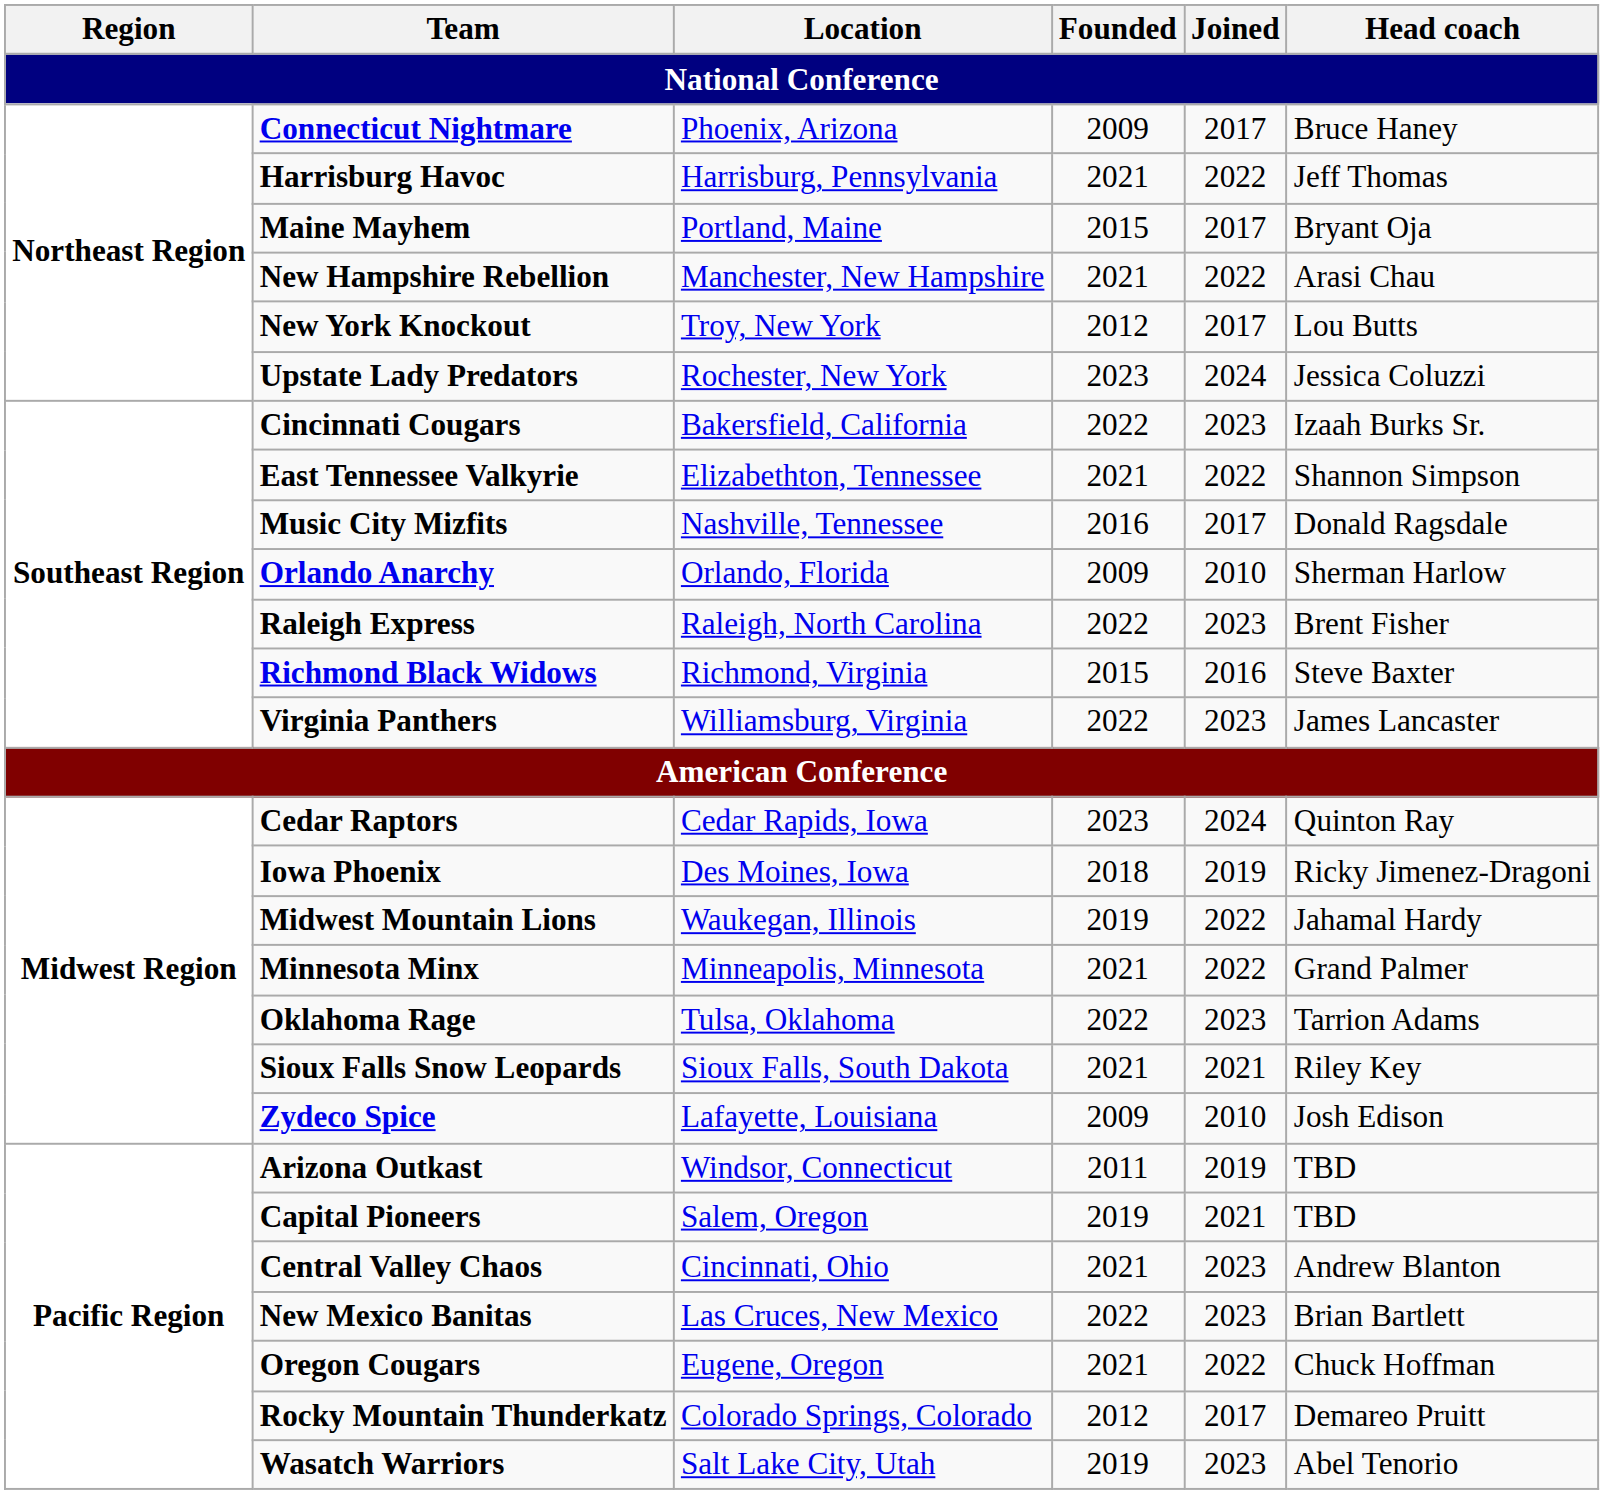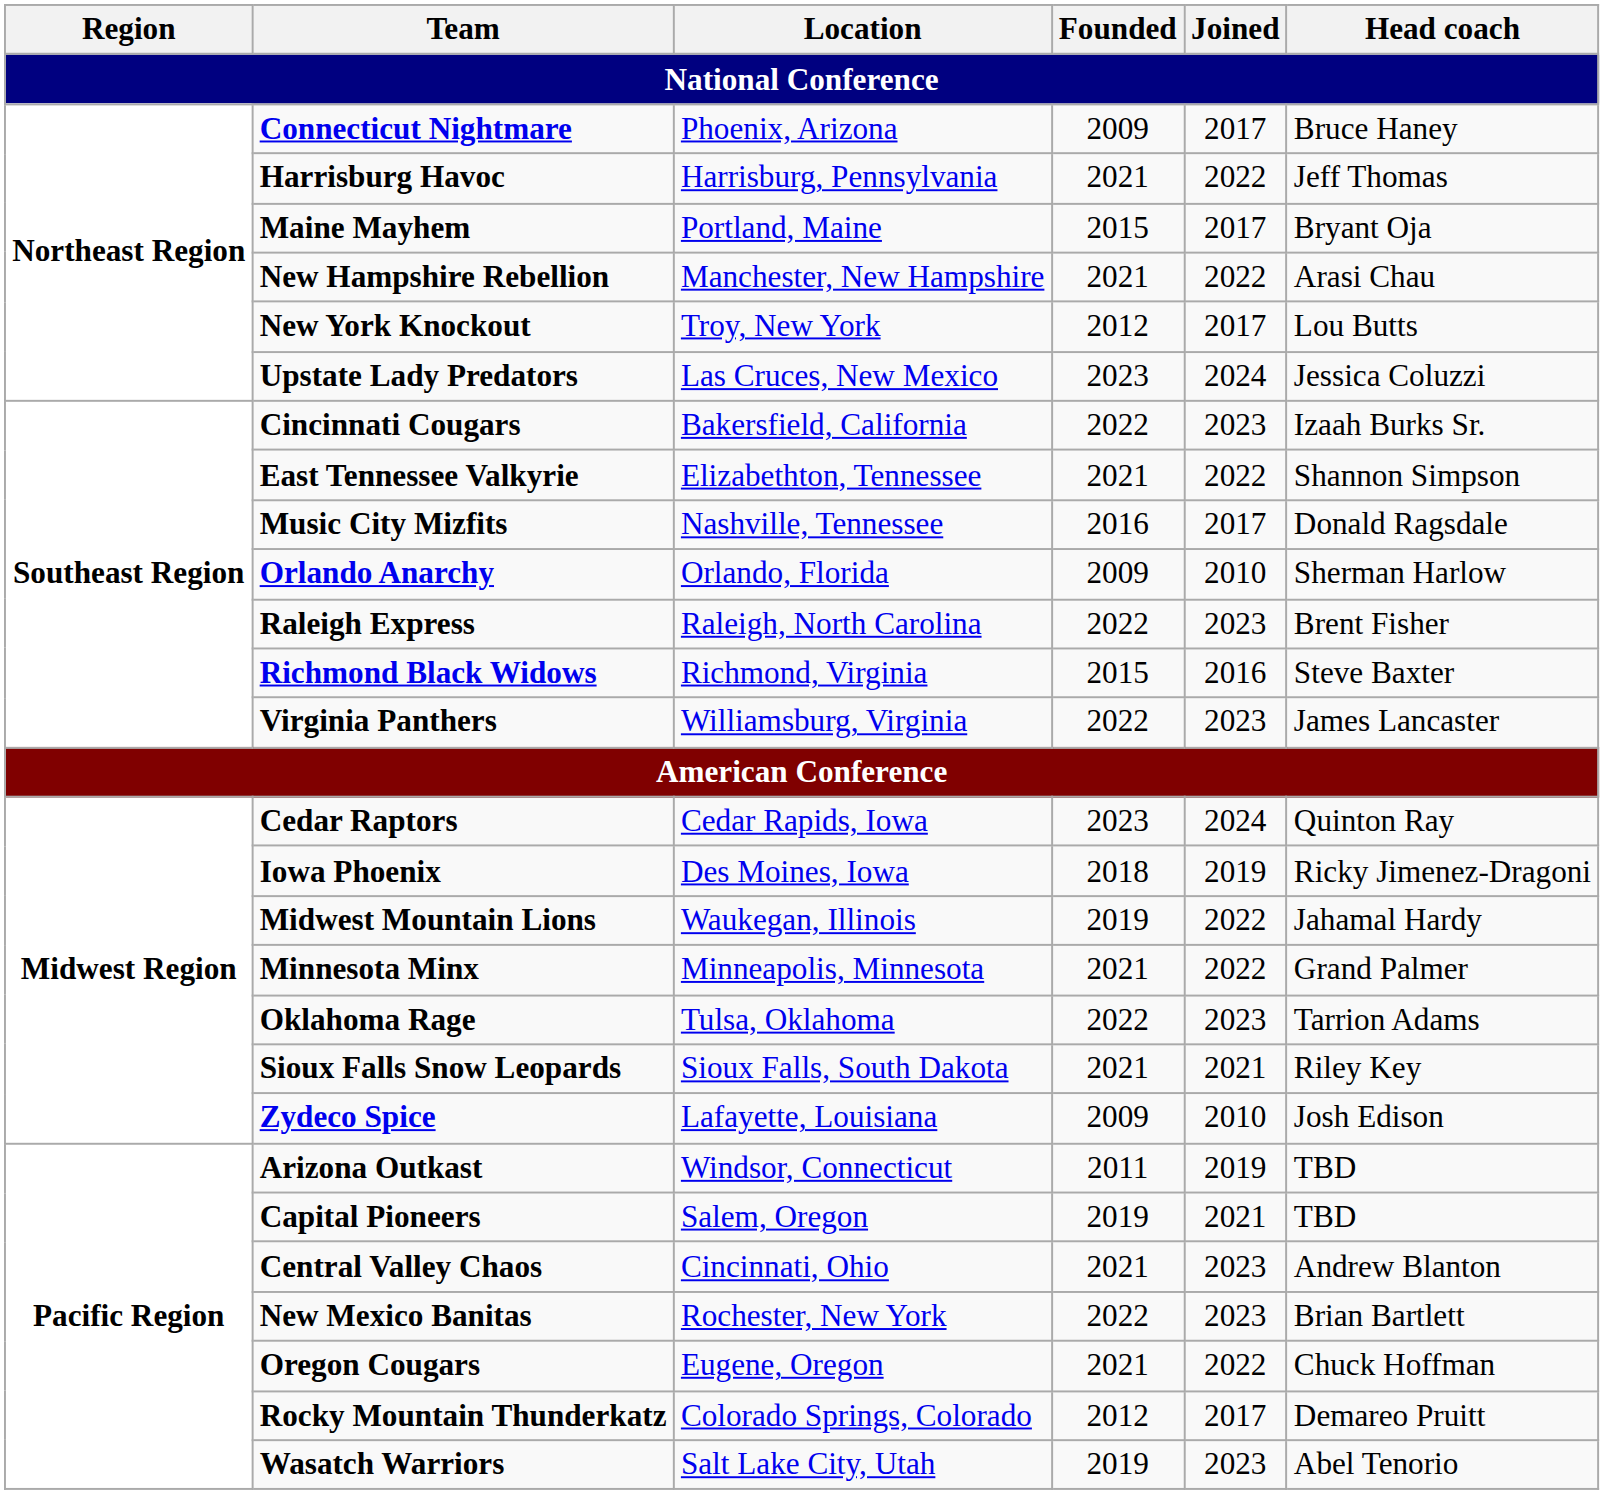(814, 375) Rochester, New York -> (839, 375) Las Cruces, New Mexico
(839, 1315) Las Cruces, New Mexico -> (814, 1315) Rochester, New York
